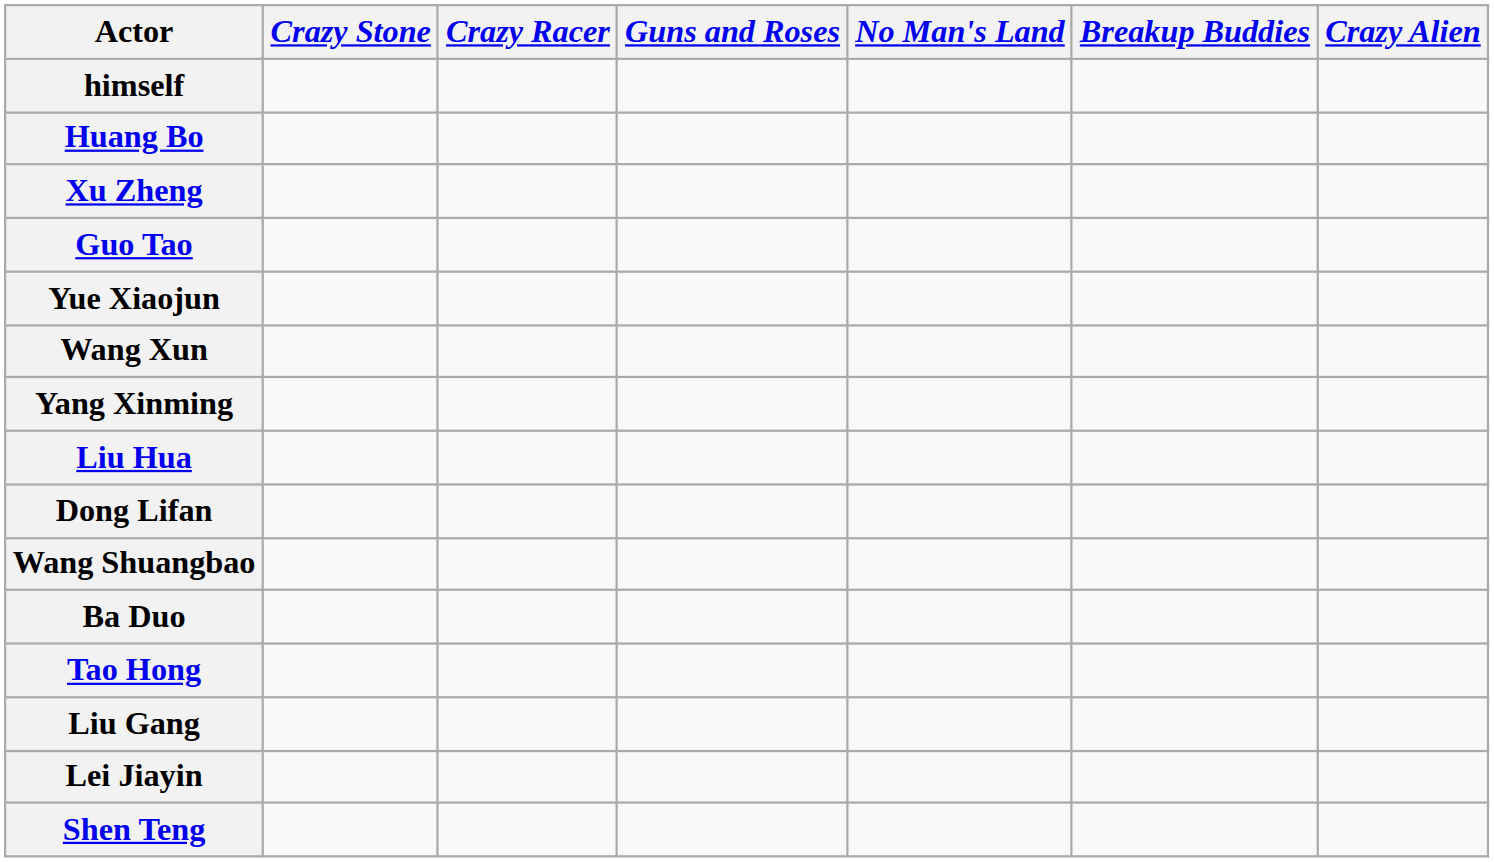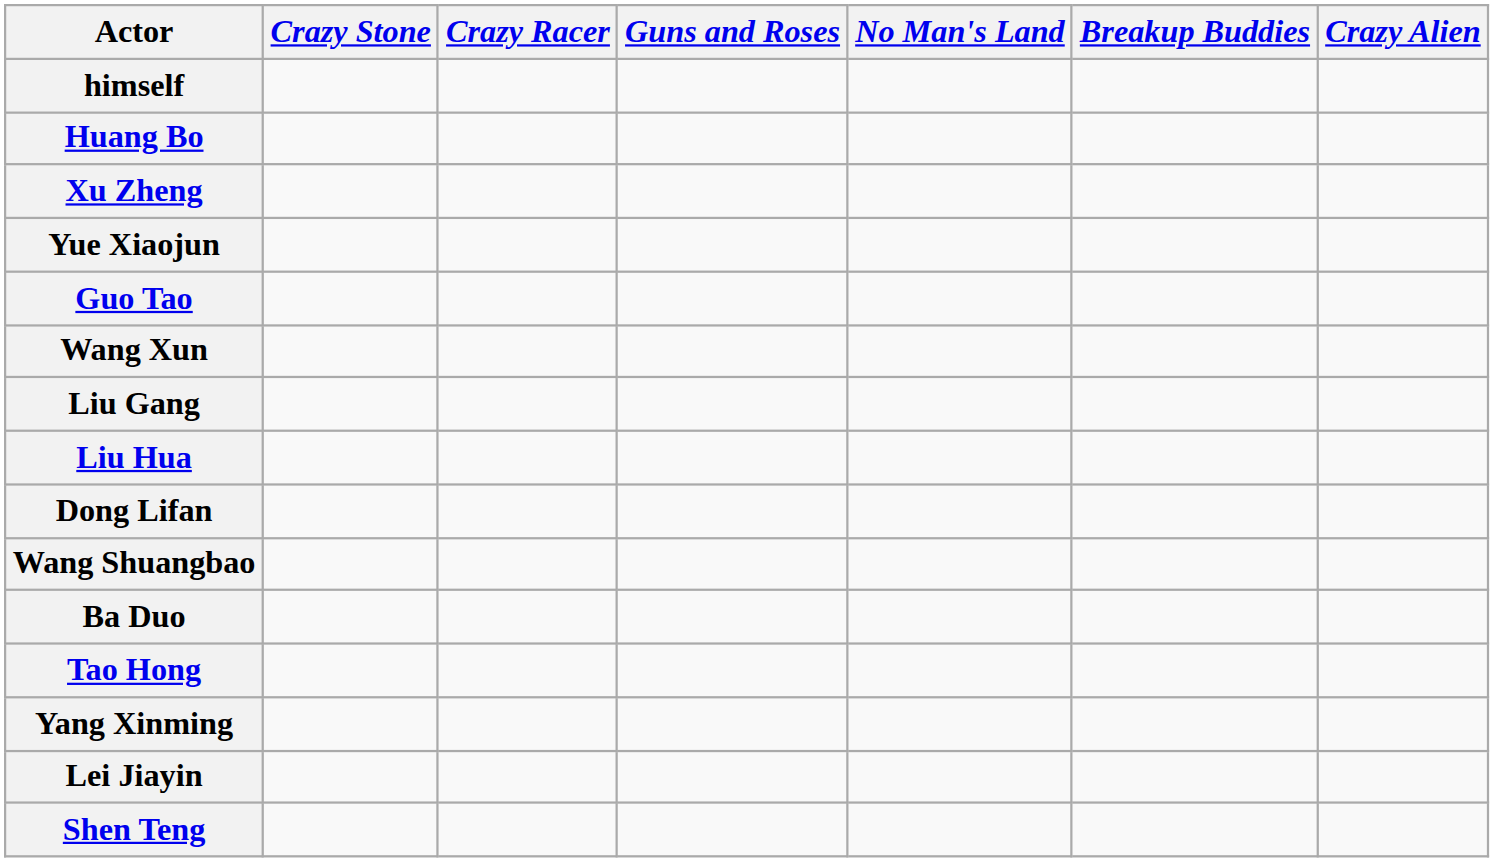rows swapped: (134, 244) <-> (134, 297)
rows swapped: (134, 723) <-> (134, 403)
